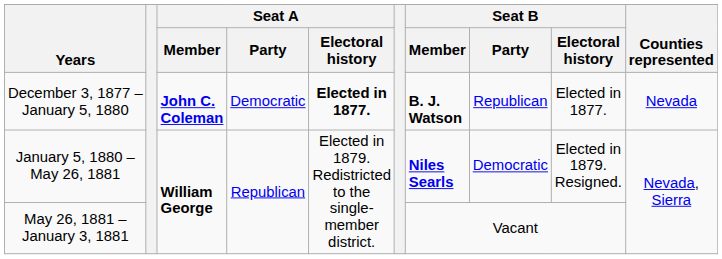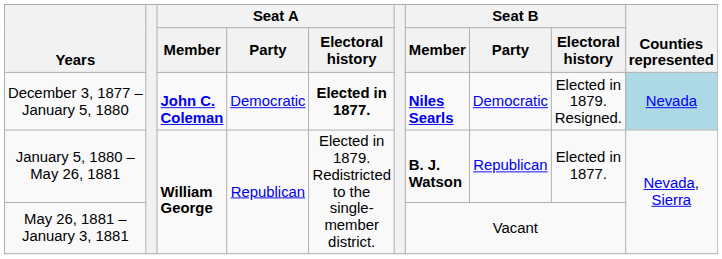(435, 109) B. J. Watson -> (431, 109) Niles Searls
(510, 101) Republican -> (510, 101) Democratic
(588, 101) Elected in 1877. -> (588, 101) Elected in 1879. Resigned.
(671, 101) no background -> (671, 101) lightblue background
(431, 174) Niles Searls -> (435, 174) B. J. Watson
(510, 166) Democratic -> (510, 166) Republican
(588, 166) Elected in 1879. Resigned. -> (588, 166) Elected in 1877.
